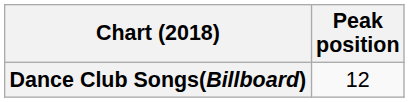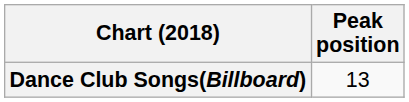(358, 79) 12 -> (358, 79) 13
